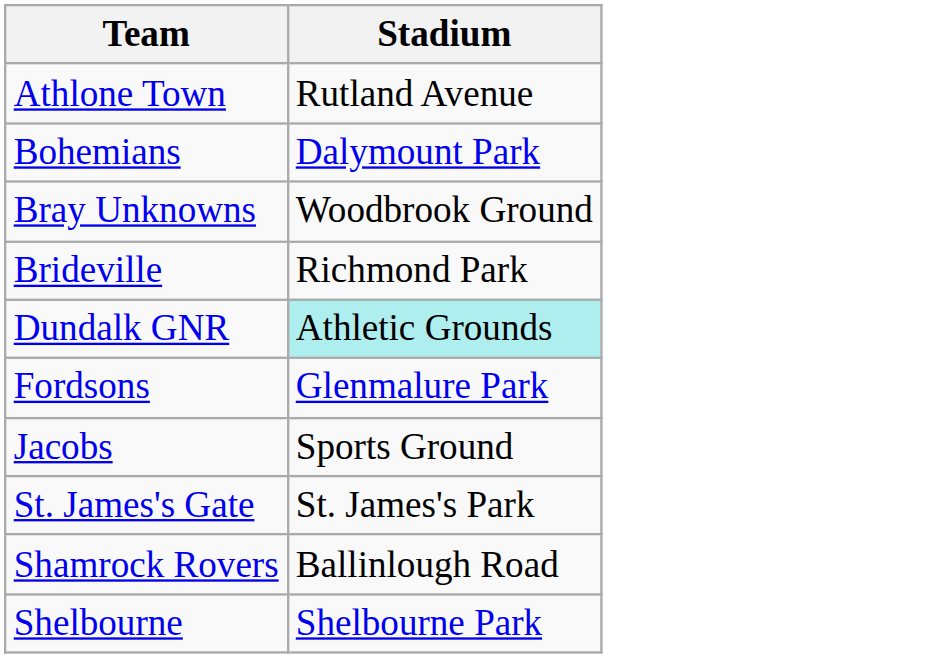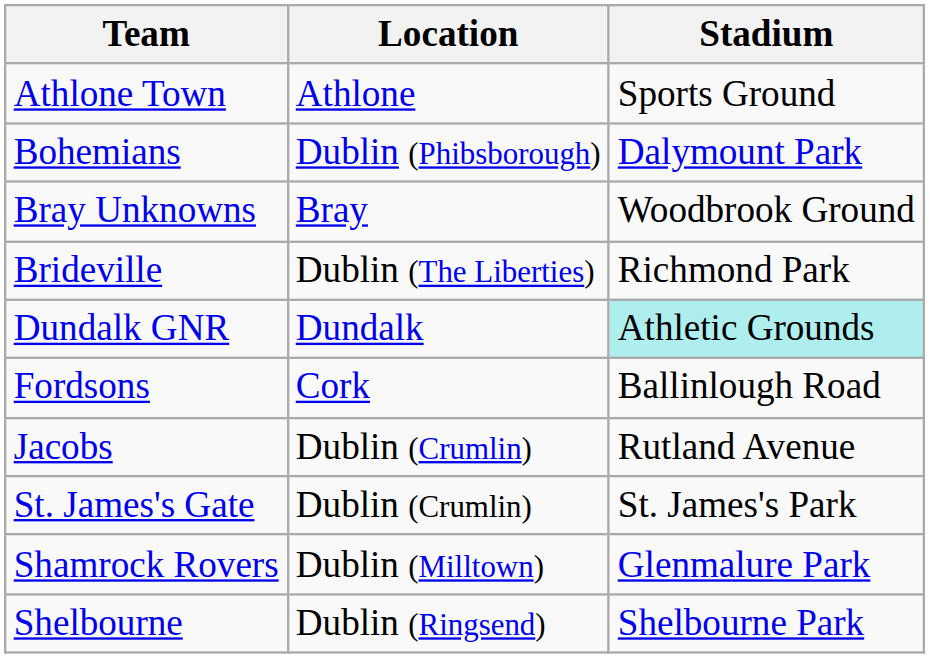+ column: (448, 33)
(415, 92) Rutland Avenue -> (727, 92) Sports Ground
(422, 387) Glenmalure Park -> (749, 387) Ballinlough Road
(405, 446) Sports Ground -> (737, 446) Rutland Avenue
(427, 563) Ballinlough Road -> (744, 563) Glenmalure Park
